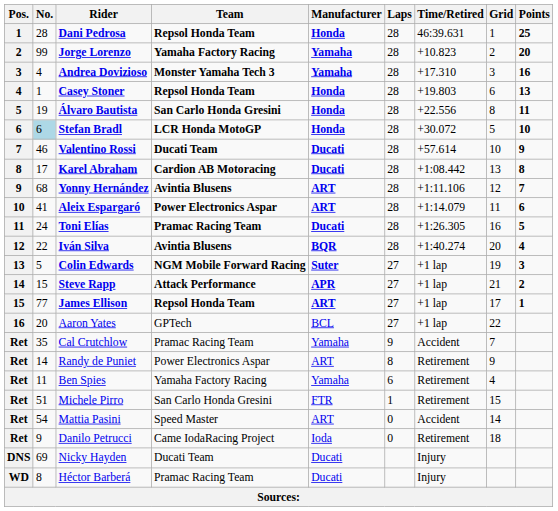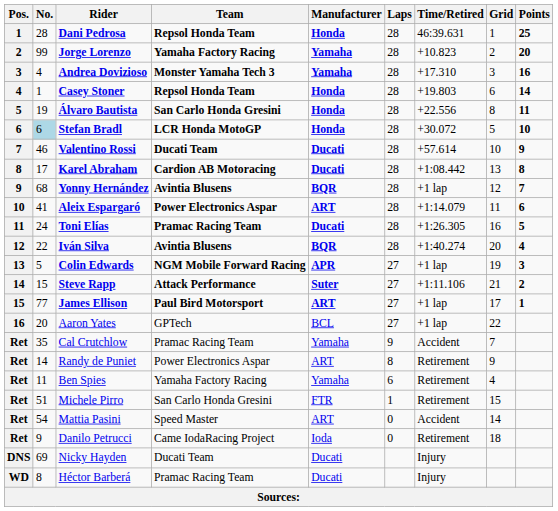(525, 91) 13 -> (525, 91) 14
(323, 188) ART -> (324, 188) BQR
(441, 188) +1:11.106 -> (432, 188) +1 lap
(325, 265) Suter -> (323, 265) APR
(323, 284) APR -> (325, 284) Suter
(432, 284) +1 lap -> (441, 284) +1:11.106
(204, 303) Repsol Honda Team -> (209, 303) Paul Bird Motorsport
